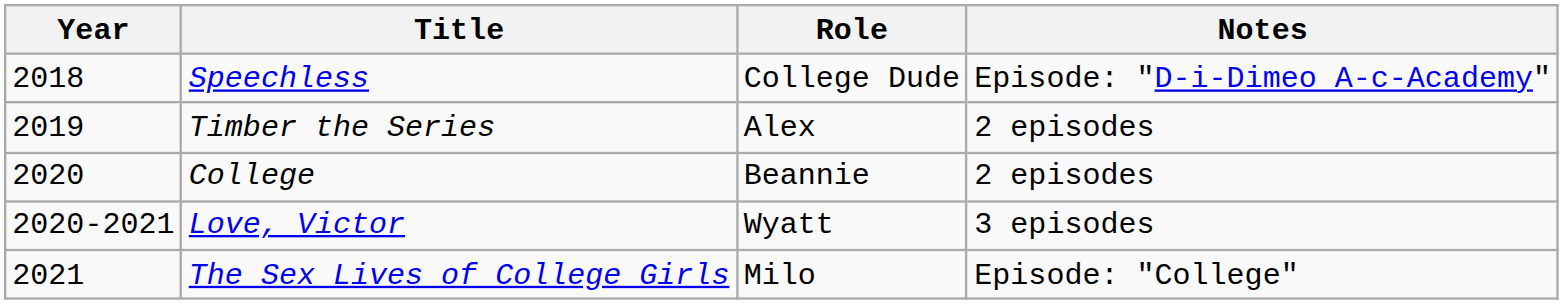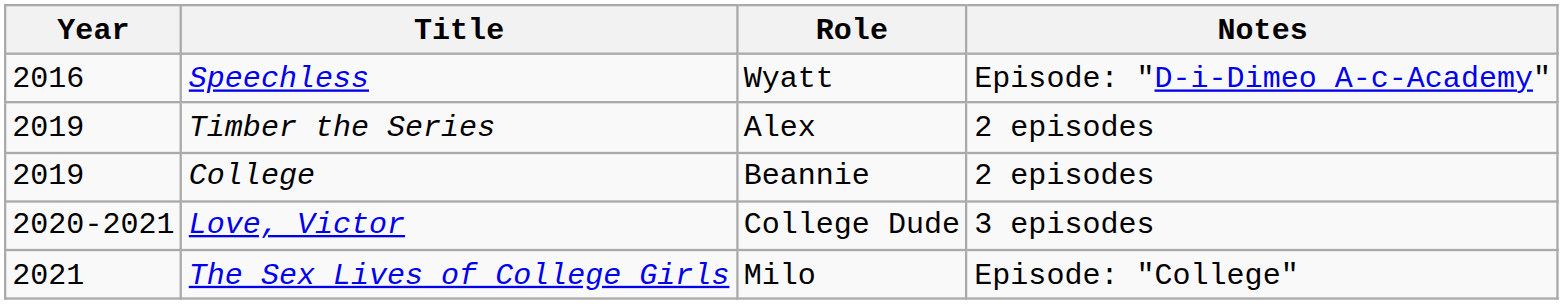(48, 79) 2018 -> (48, 79) 2016
(852, 79) College Dude -> (789, 79) Wyatt
(48, 176) 2020 -> (48, 176) 2019
(789, 225) Wyatt -> (852, 225) College Dude
